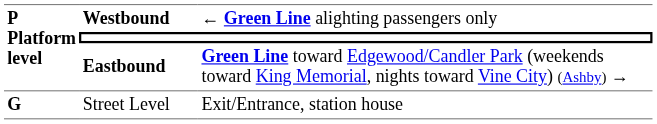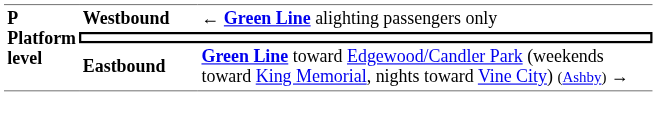- row: (126, 104)
